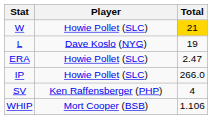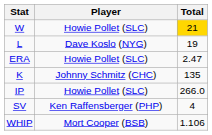+ row: (20, 75)
